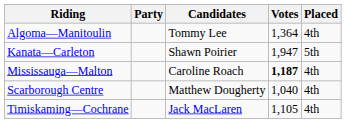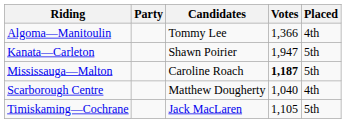(284, 33) 1,364 -> (284, 33) 1,366
(312, 71) 4th -> (312, 71) 5th
(312, 109) 4th -> (312, 109) 5th
